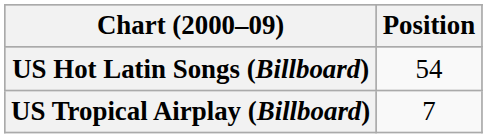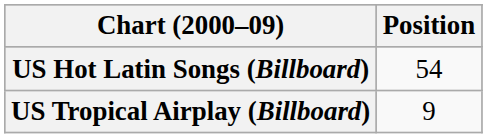(429, 111) 7 -> (429, 111) 9
